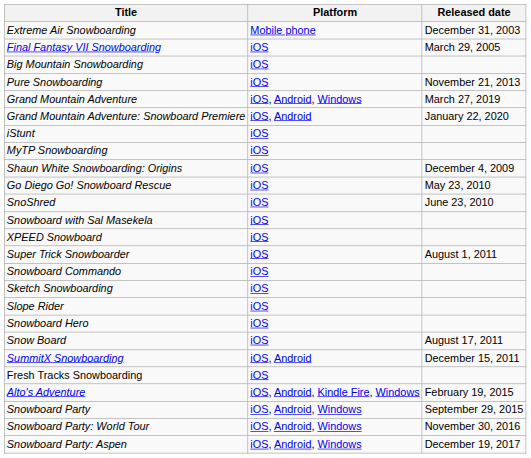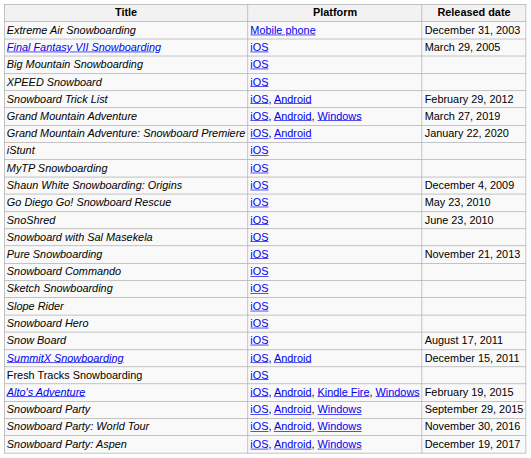rows swapped: (55, 82) <-> (54, 237)
+ row: (57, 99)
- row: (68, 254)
